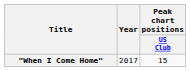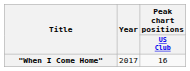(163, 60) 15 -> (163, 60) 16
